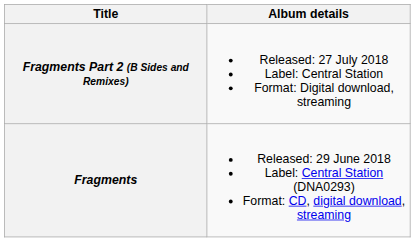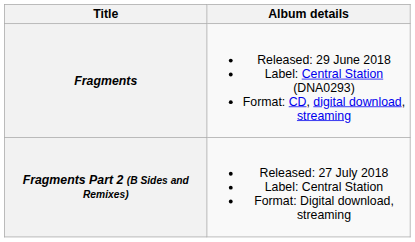rows swapped: (106, 180) <-> (106, 73)
